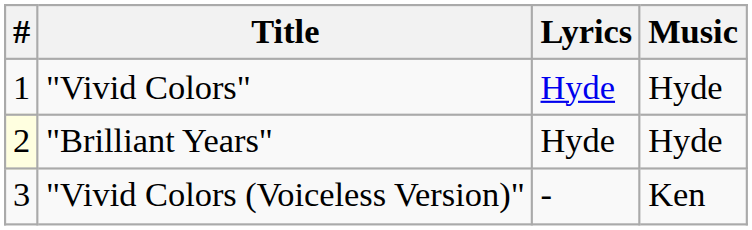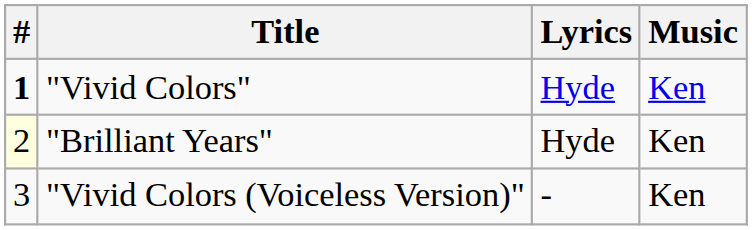(22, 86) normal -> (22, 86) bold
(685, 86) Hyde -> (677, 86) Ken
(685, 140) Hyde -> (677, 140) Ken
